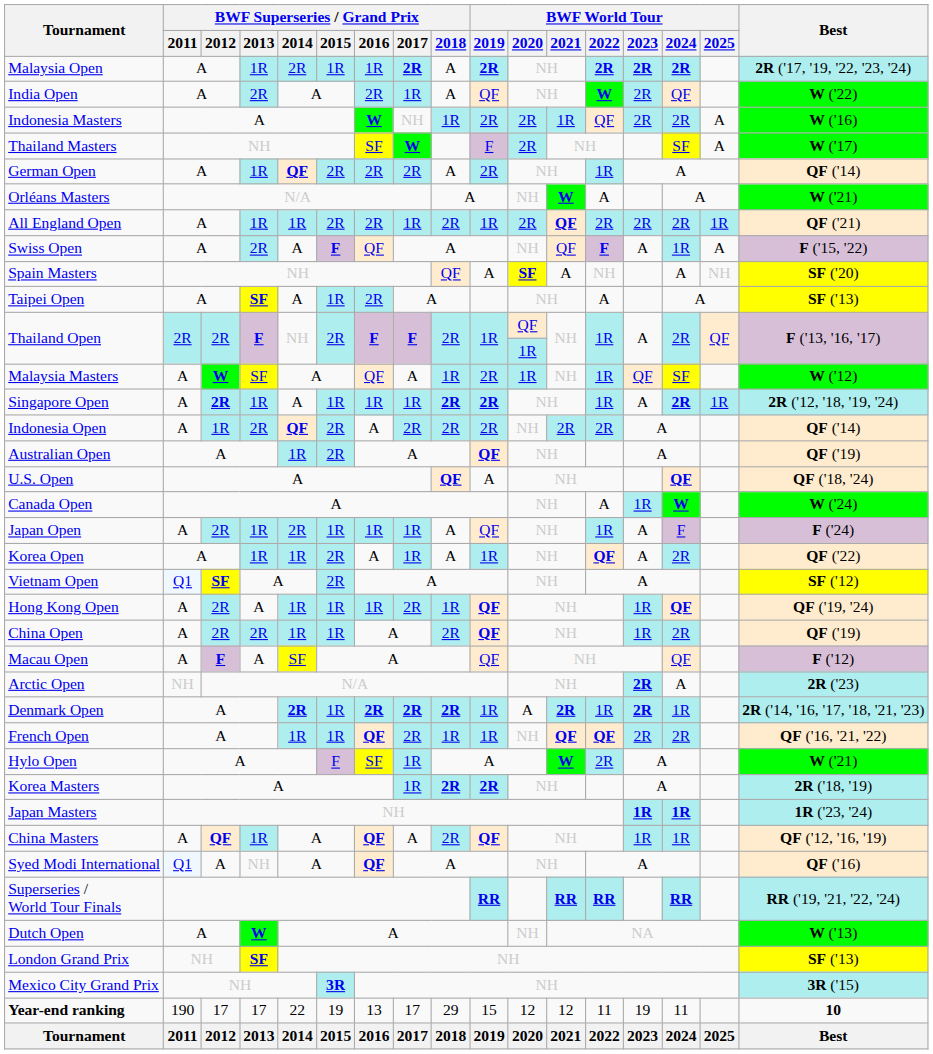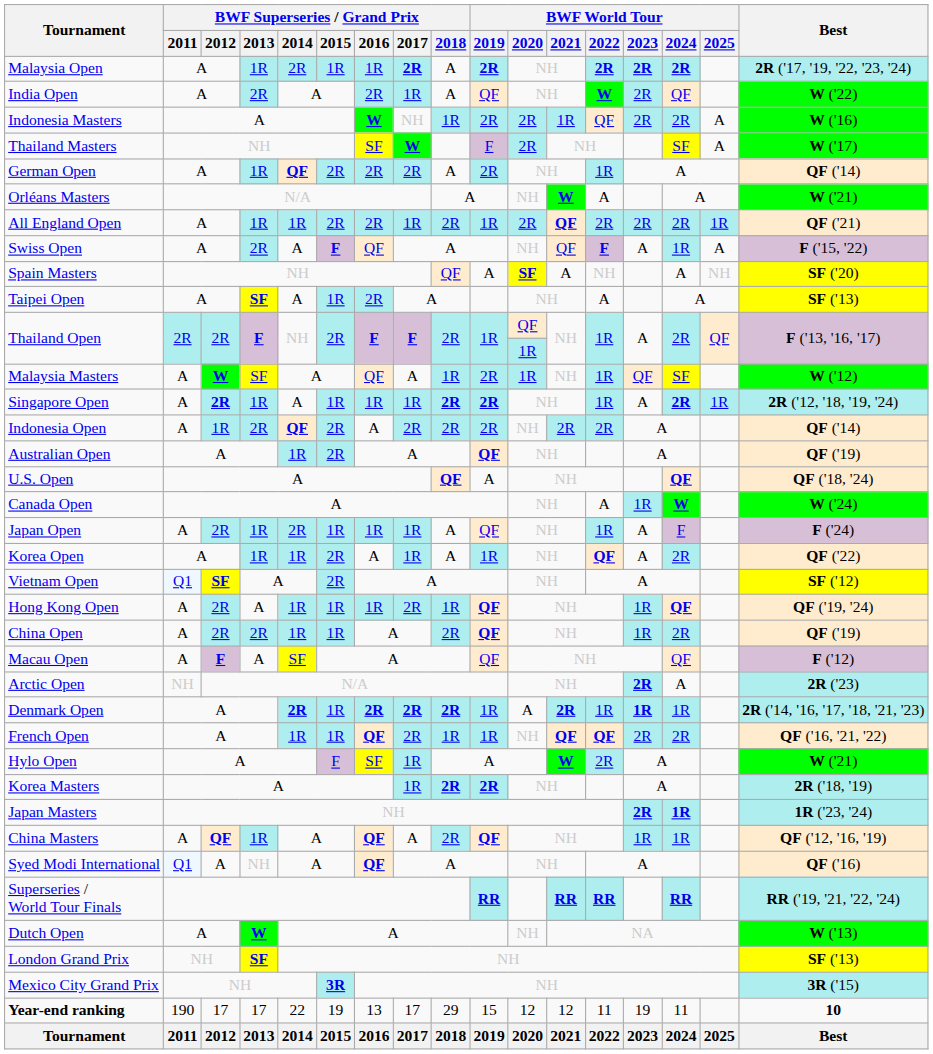(643, 710) 2R -> (643, 710) 1R
(643, 812) 1R -> (643, 812) 2R
